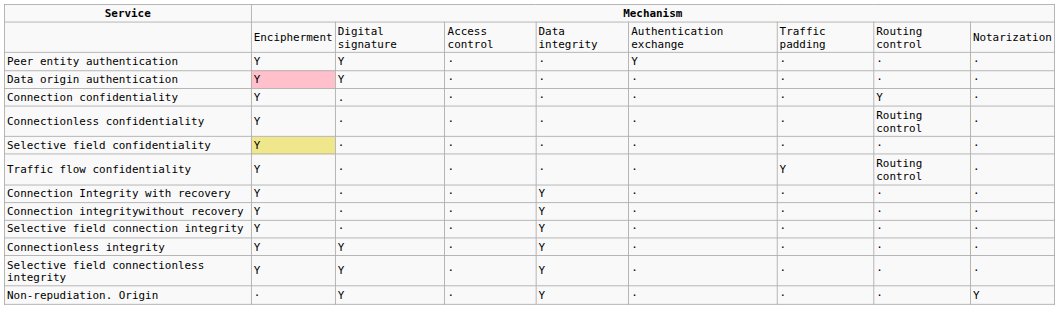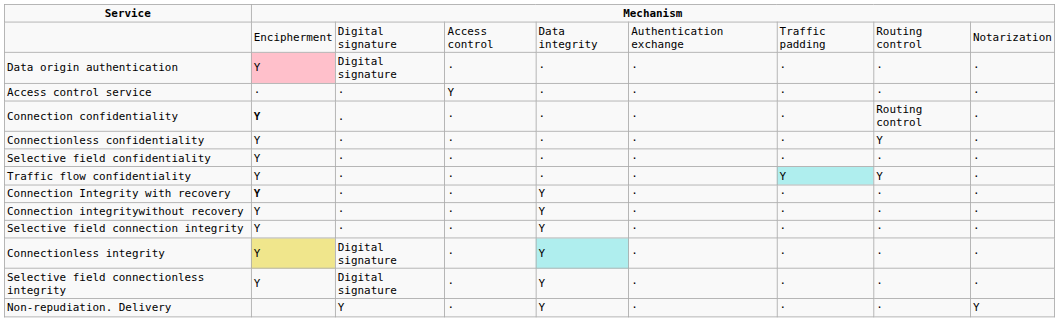- row: (92, 62)
(341, 79) Y -> (367, 68) Digital signature
+ row: (79, 92)
(257, 97) normal -> (257, 116) bold
(880, 97) Y -> (899, 116) Routing control
(899, 121) Routing control -> (880, 140) Y
(257, 145) khaki background -> (257, 158) no background
(783, 169) no background -> (783, 176) paleturquoise background
(899, 169) Routing control -> (880, 176) Y
(257, 193) normal -> (257, 193) bold
(257, 247) no background -> (257, 253) khaki background
(341, 247) Y -> (367, 253) Digital signature
(542, 247) no background -> (542, 253) paleturquoise background
(341, 271) Y -> (367, 284) Digital signature
- row: (83, 295)
+ row: (89, 308)
